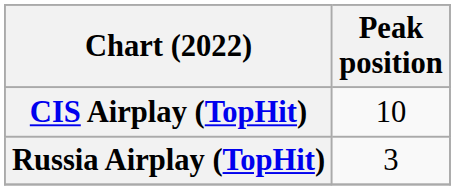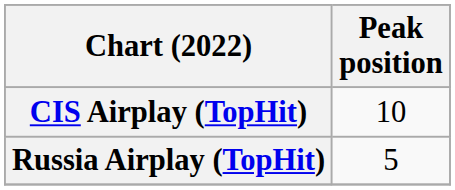(391, 160) 3 -> (391, 160) 5
